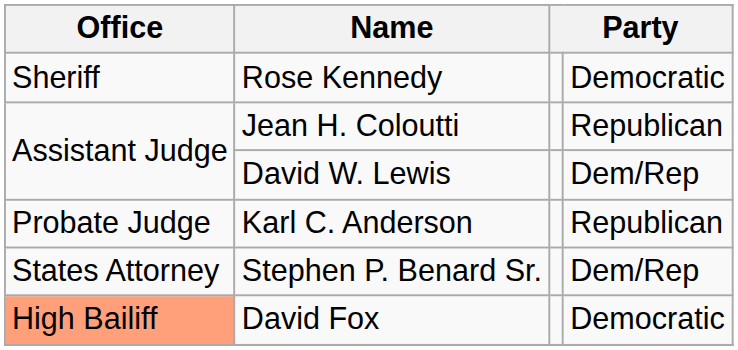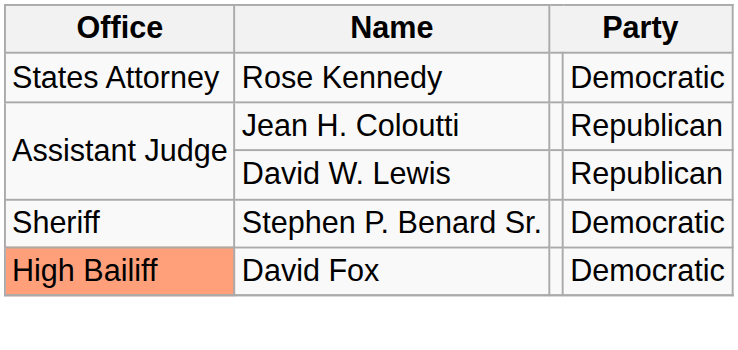(56, 77) Sheriff -> (116, 77) States Attorney
(635, 174) Dem/Rep -> (647, 174) Republican
- row: (357, 222)
(116, 271) States Attorney -> (56, 222) Sheriff
(635, 271) Dem/Rep -> (647, 222) Democratic
